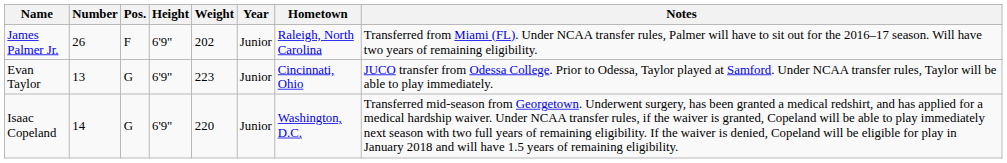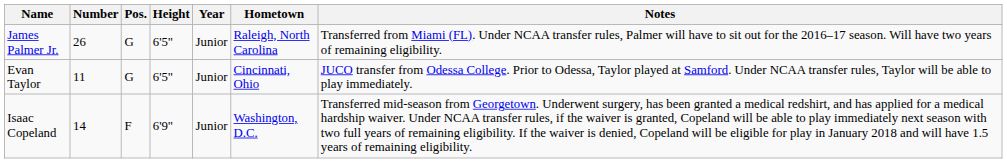- column: (214, 14)
(127, 42) F -> (129, 42) G
(162, 42) 6'9" -> (163, 42) 6'5"
(79, 76) 13 -> (79, 76) 11
(162, 76) 6'9" -> (163, 76) 6'5"
(128, 125) G -> (128, 125) F
